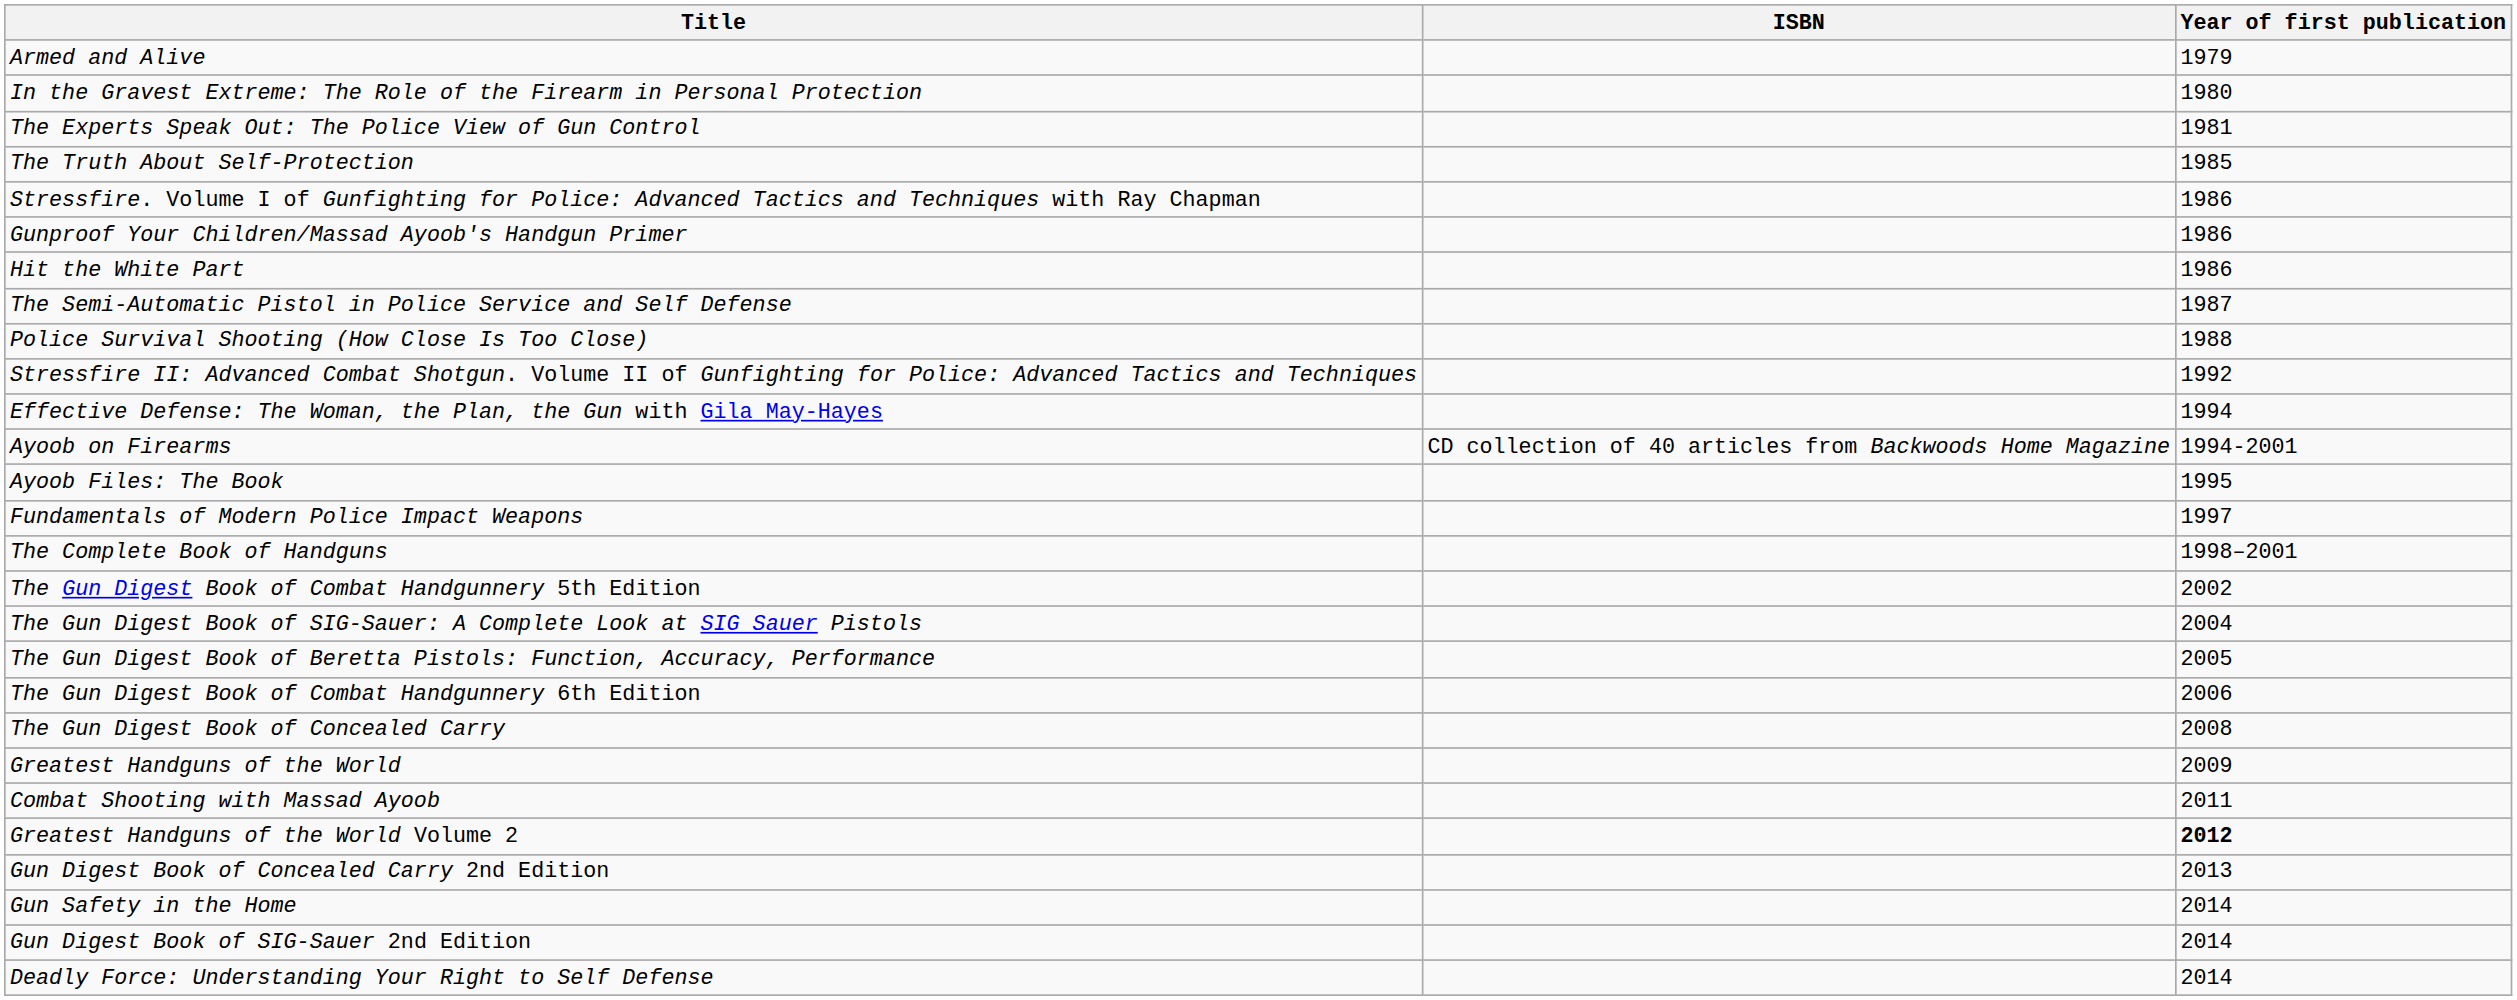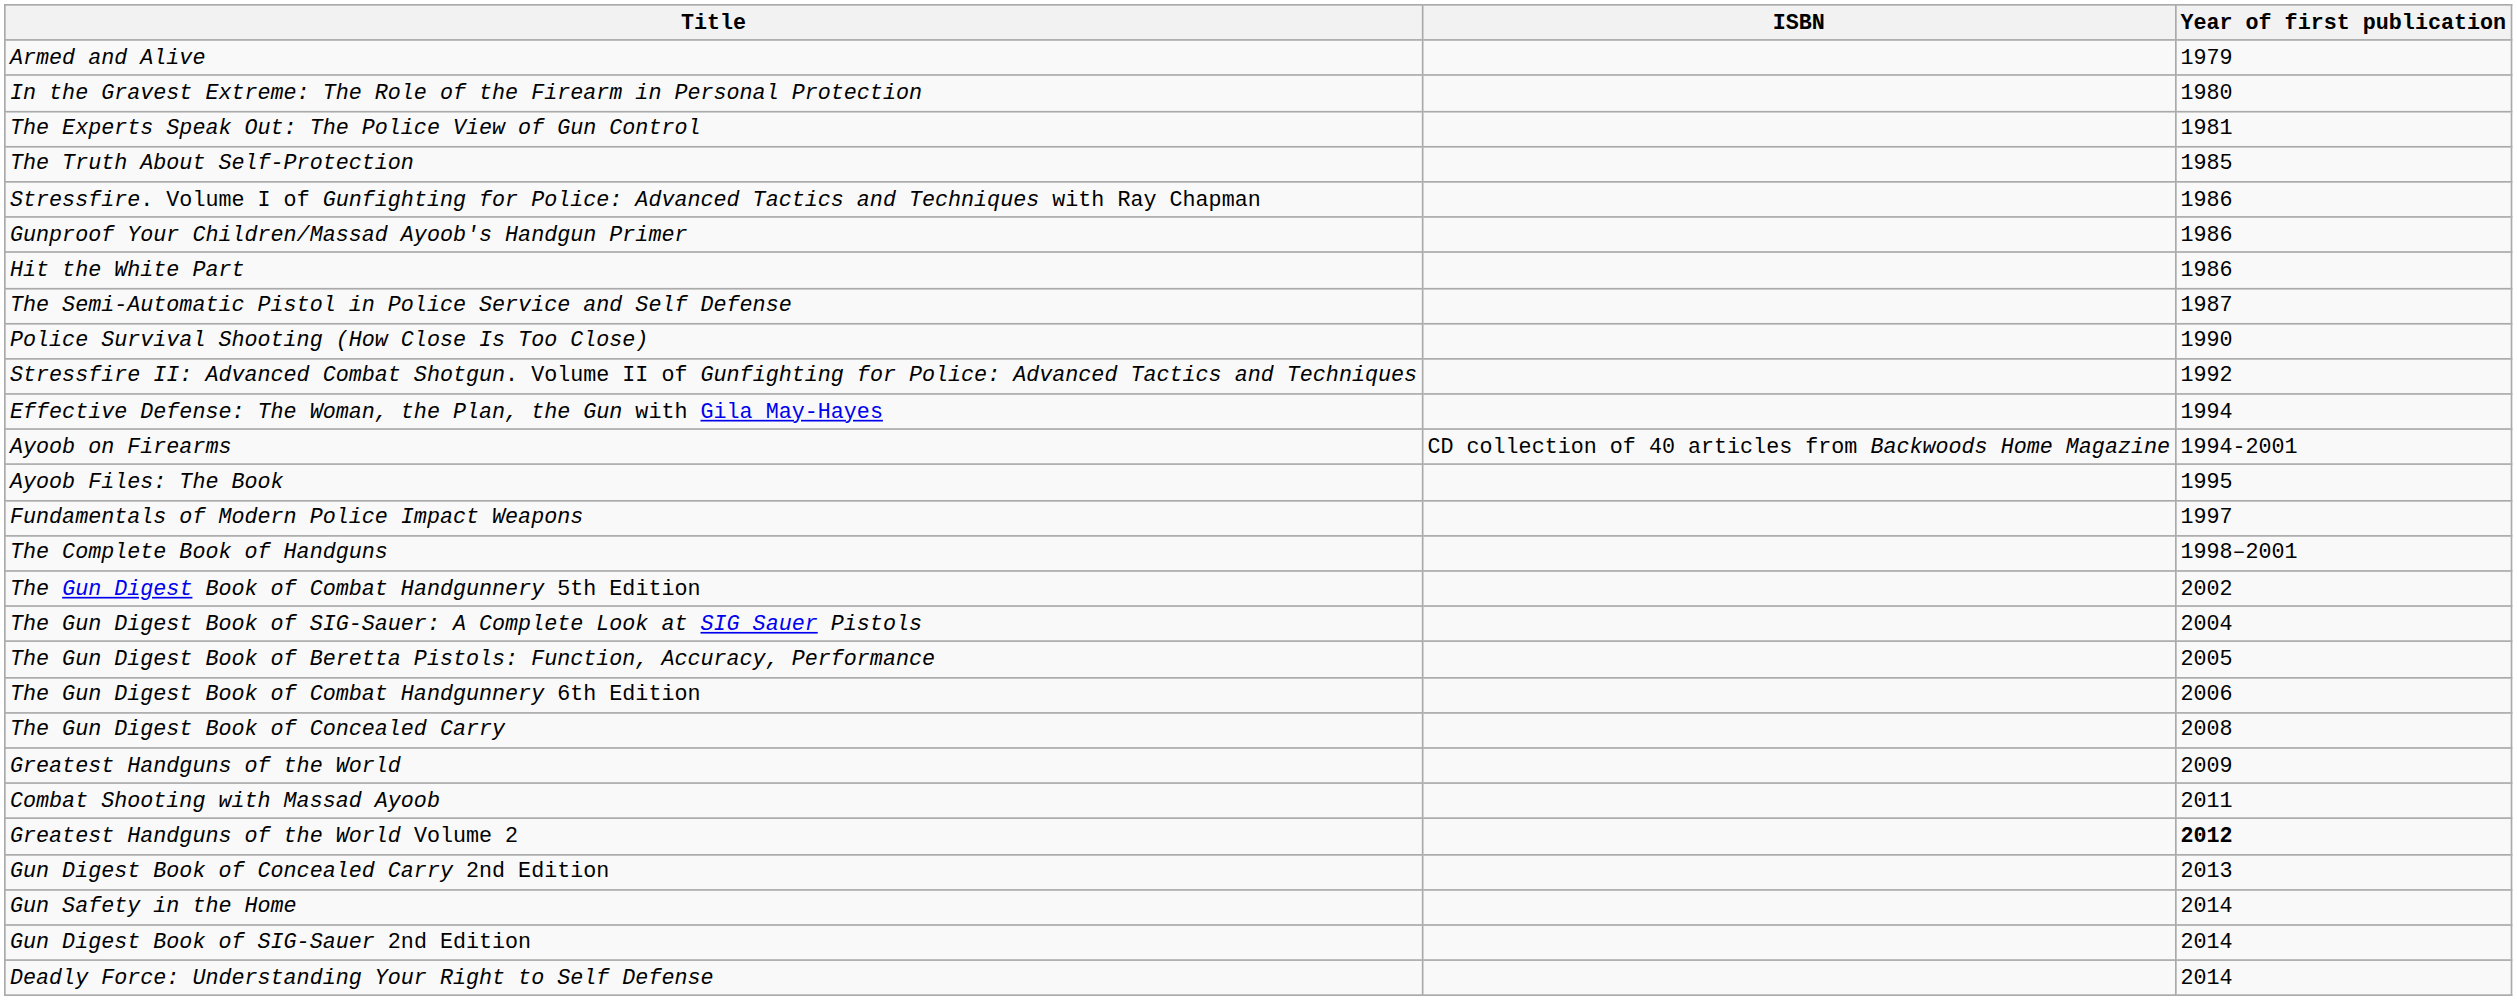(2206, 341) 1988 -> (2206, 341) 1990
